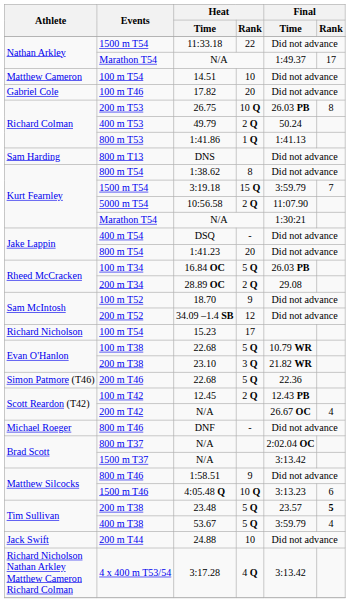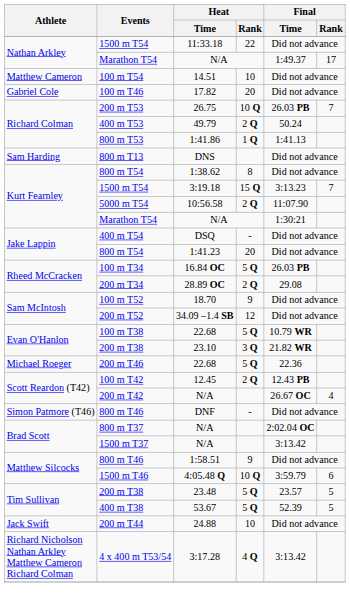(331, 108) 8 -> (331, 108) 7
(291, 188) 3:59.79 -> (291, 188) 3:13.23
- row: (121, 332)
(51, 380) Simon Patmore (T46) -> (39, 364) Michael Roeger
(39, 428) Michael Roeger -> (51, 412) Simon Patmore (T46)
(291, 492) 3:13.23 -> (291, 476) 3:59.79
(331, 508) bold -> (331, 492) normal
(291, 524) 3:59.79 -> (291, 508) 52.39
(331, 524) 4 -> (331, 508) 5
